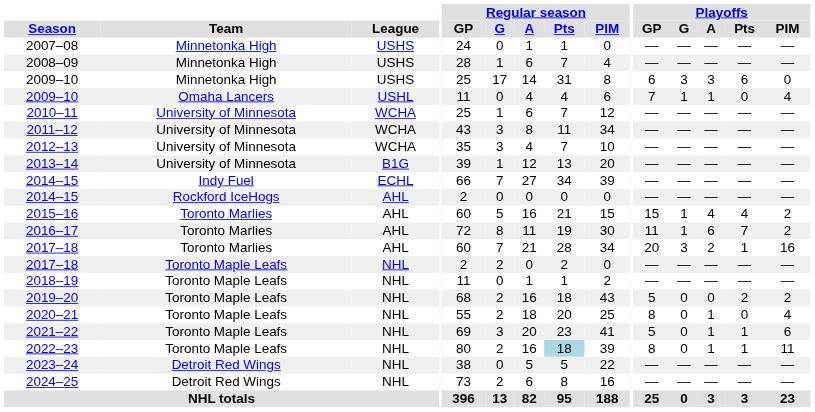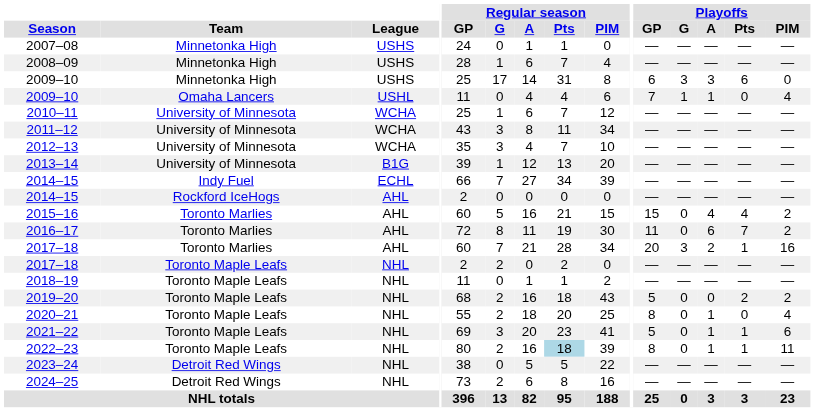(684, 214) 1 -> (684, 214) 0
(684, 230) 1 -> (684, 230) 0
